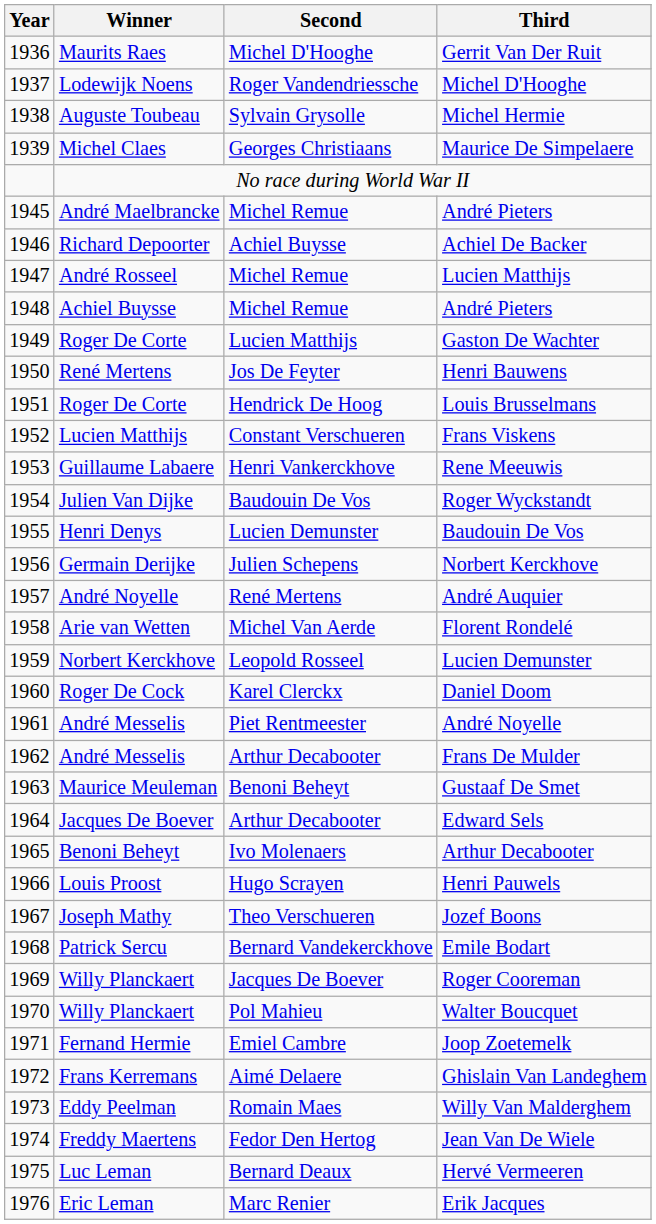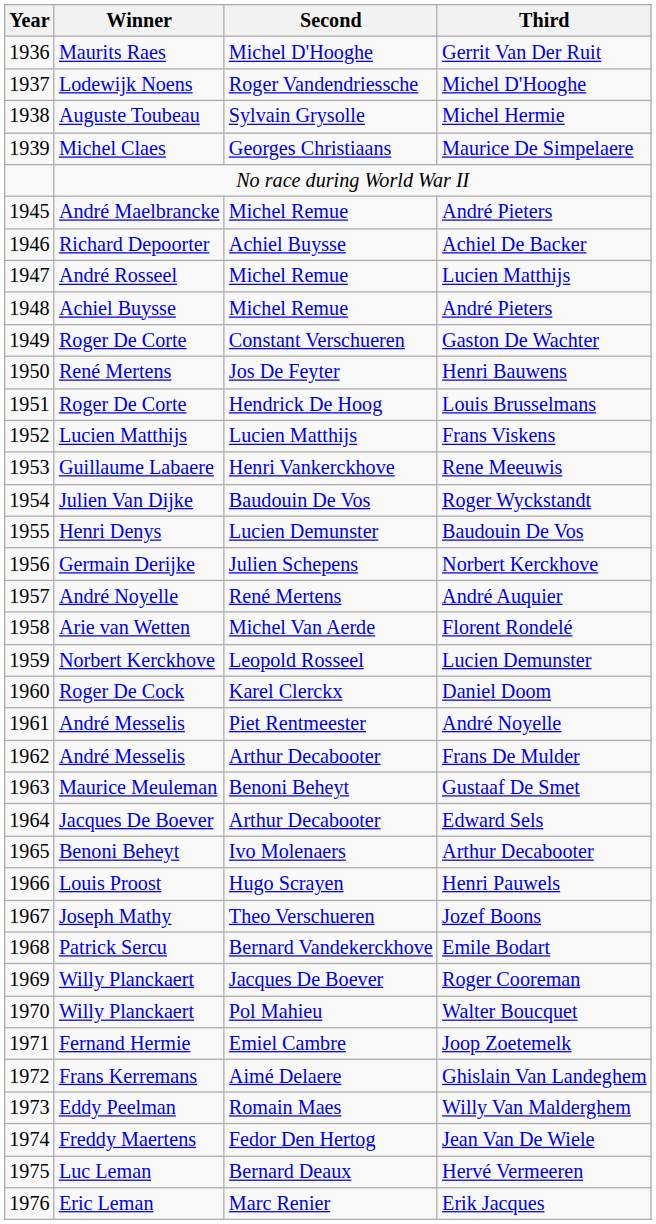(293, 340) Lucien Matthijs -> (317, 340) Constant Verschueren
(317, 436) Constant Verschueren -> (293, 436) Lucien Matthijs
